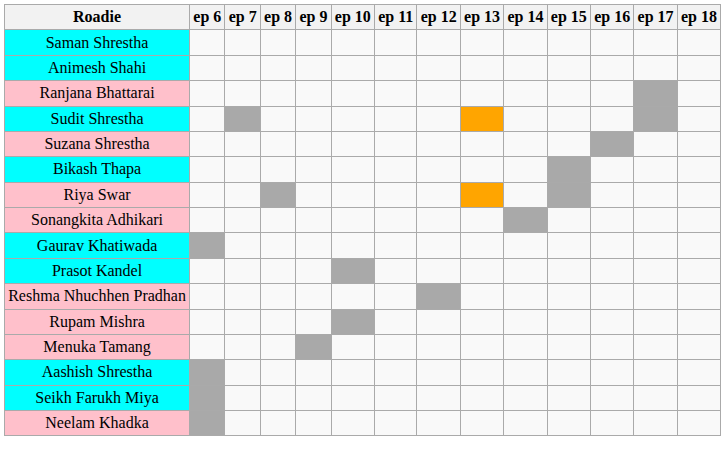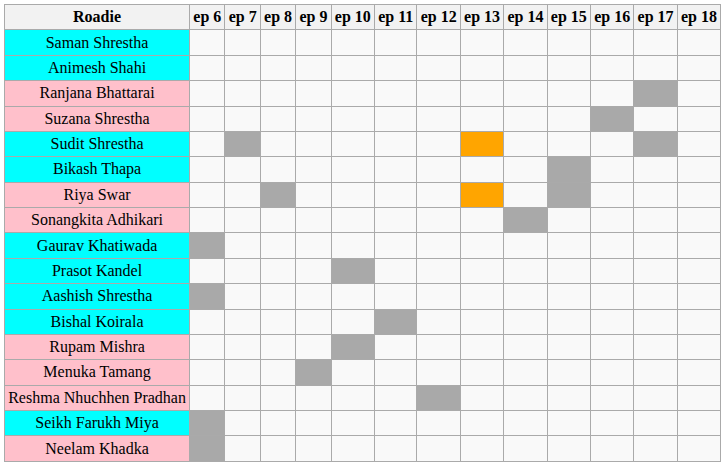rows swapped: (97, 118) <-> (97, 144)
rows swapped: (97, 296) <-> (97, 372)
+ row: (97, 321)
